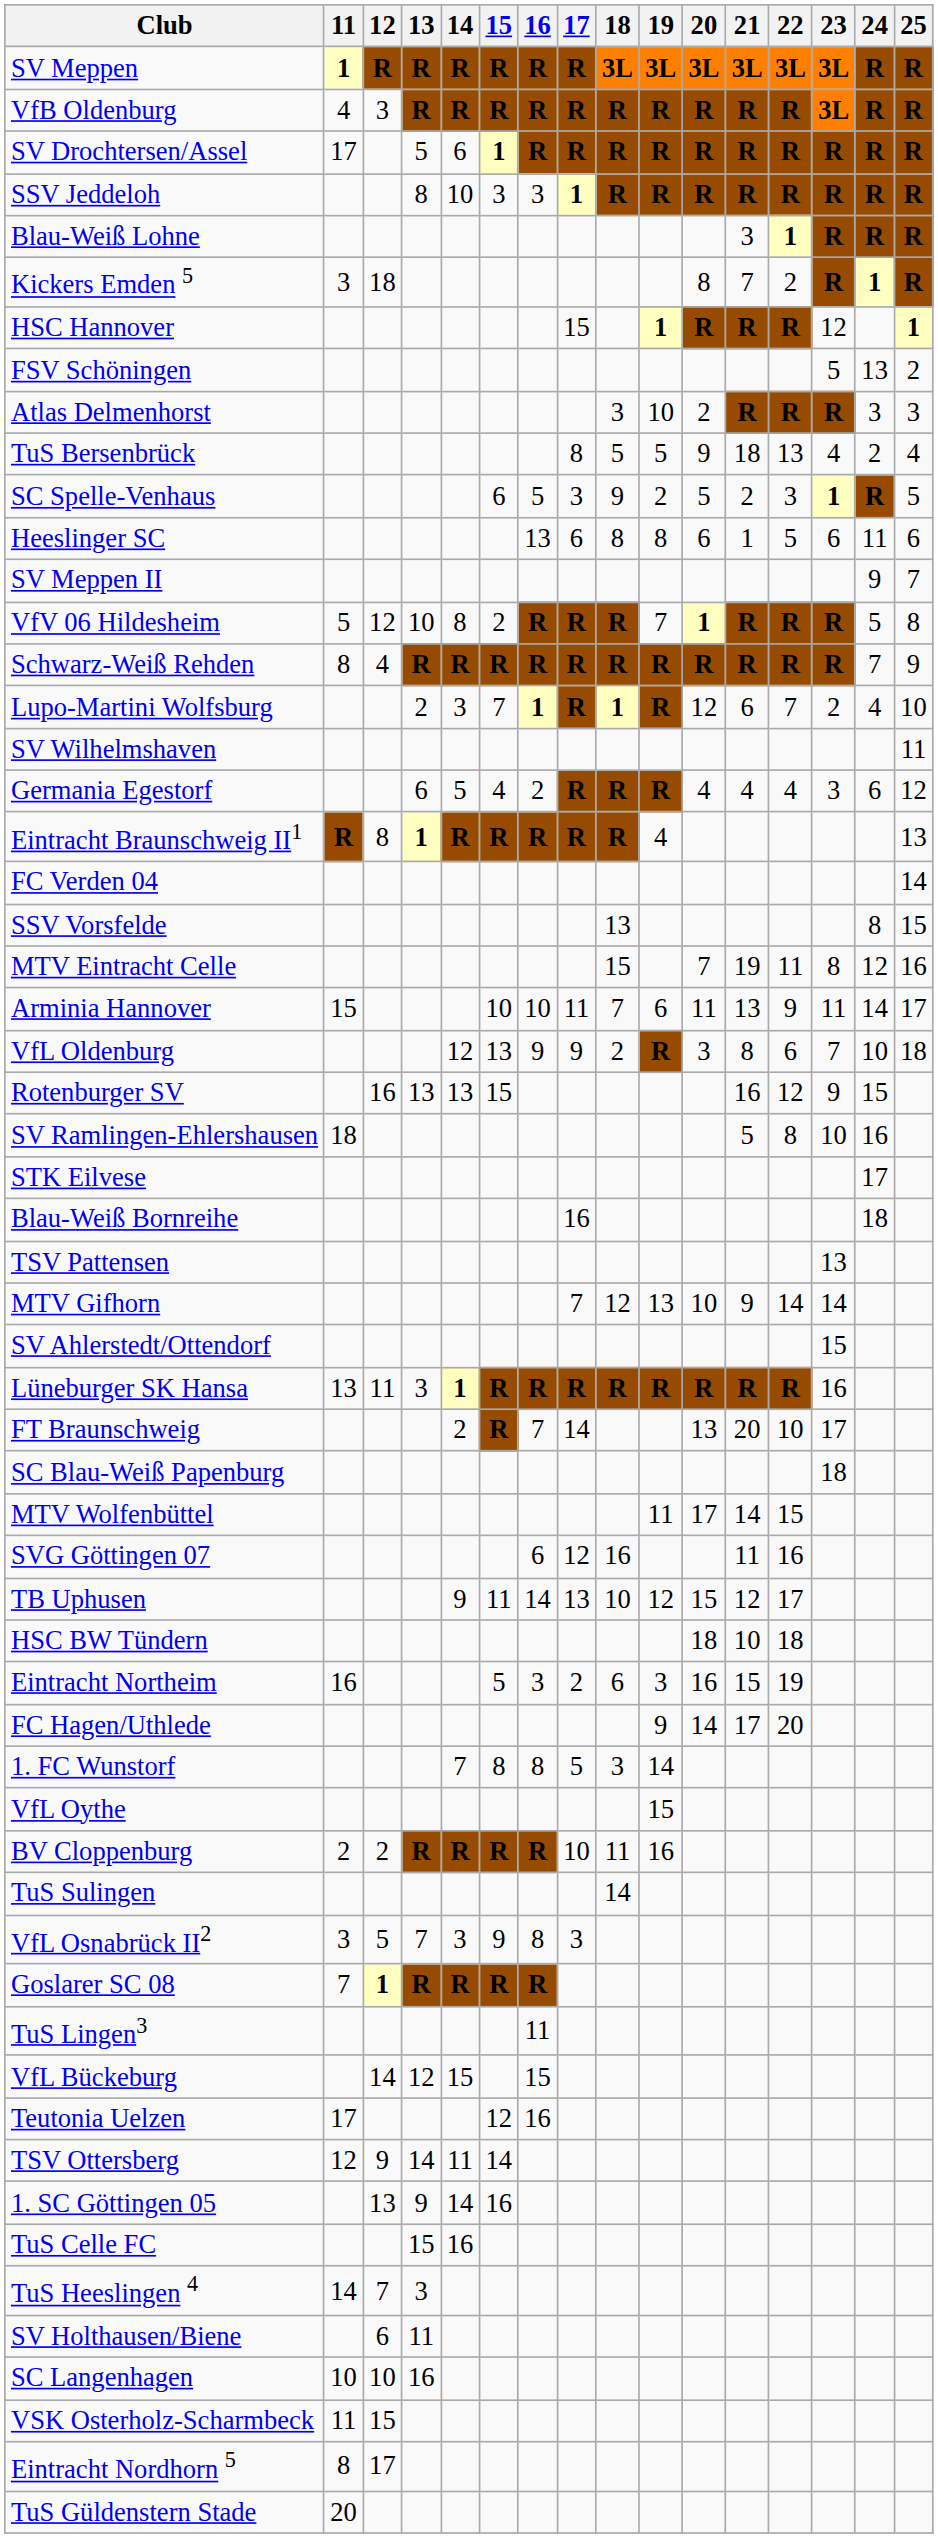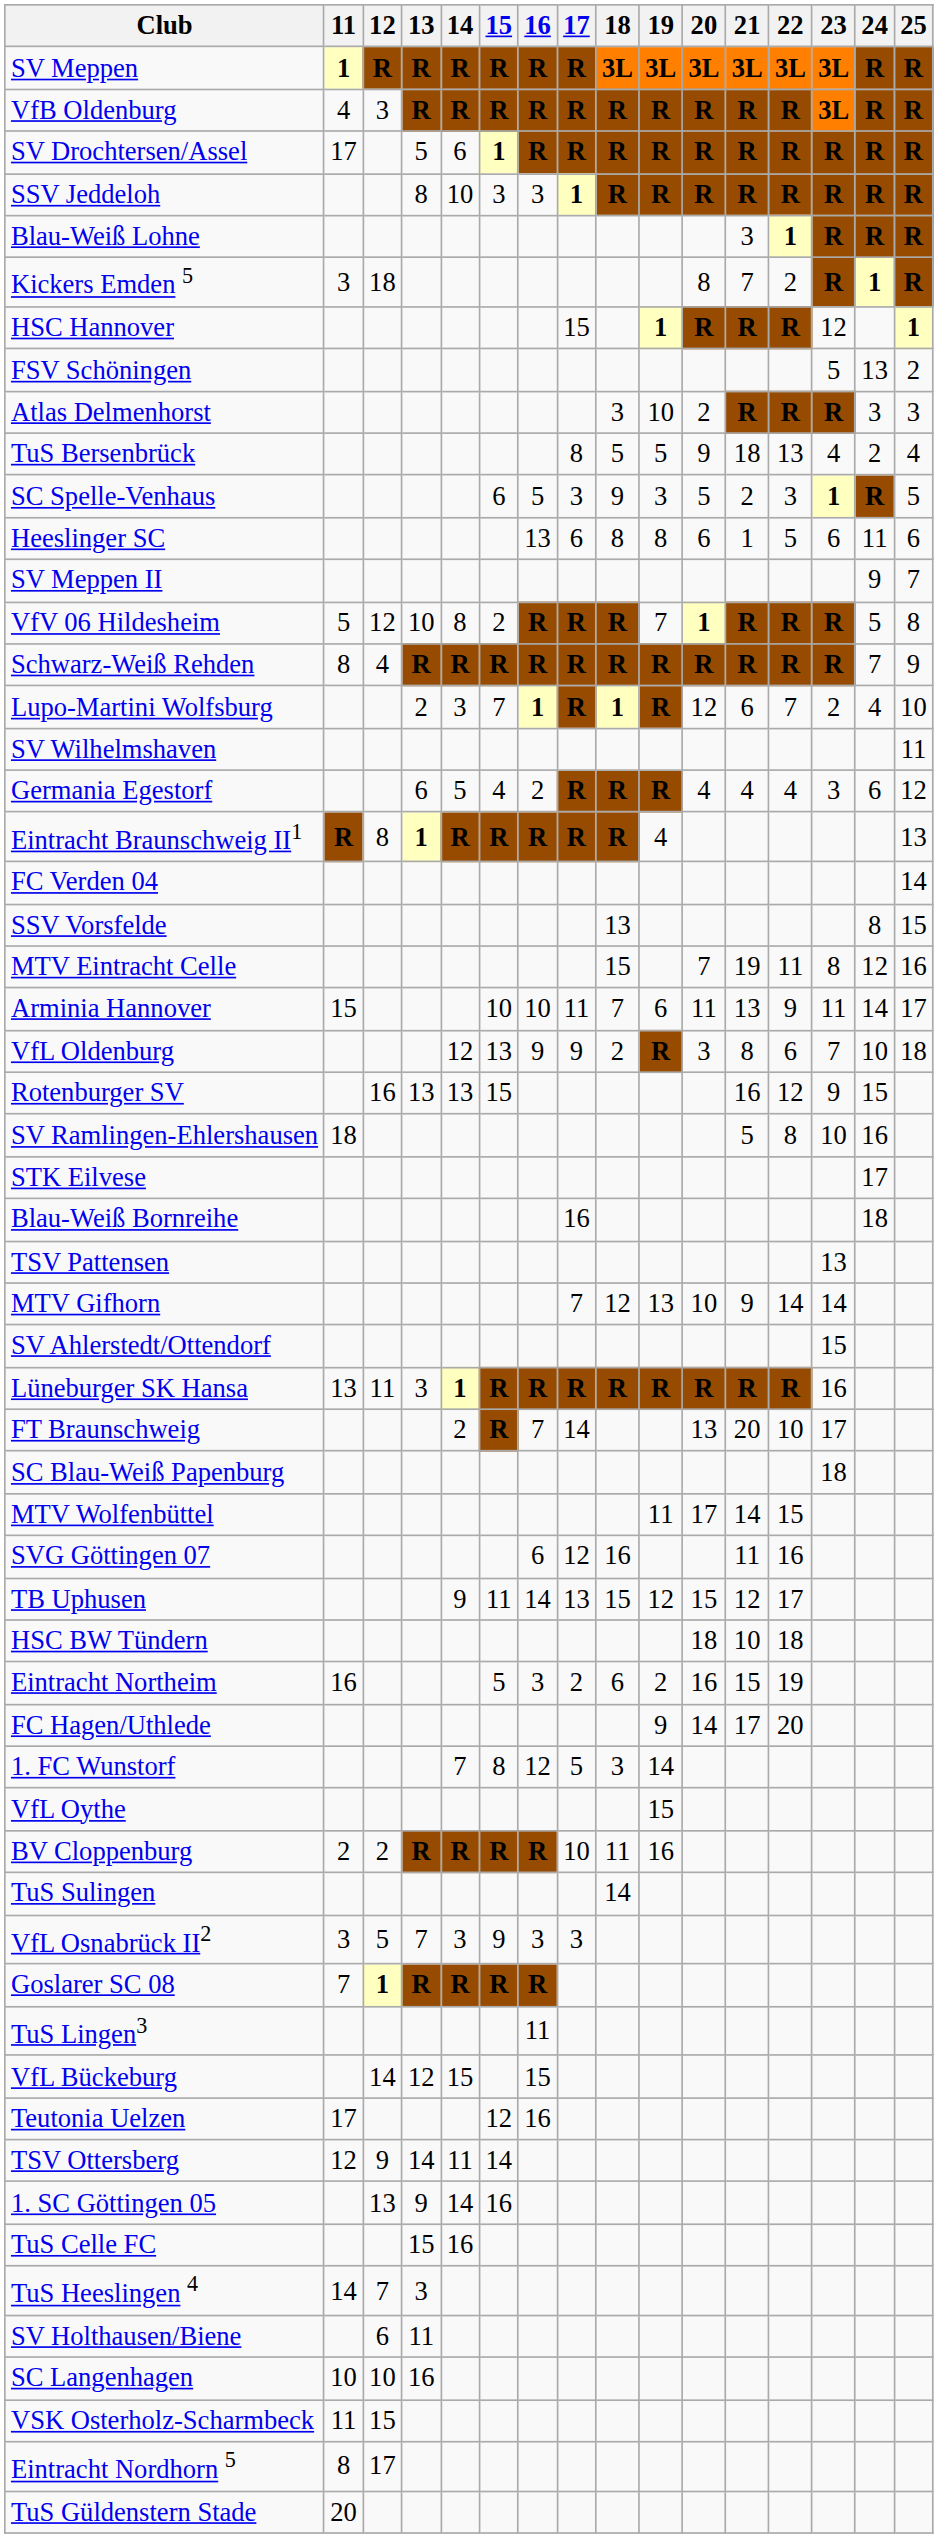(661, 496) 2 -> (661, 496) 3
(617, 1598) 10 -> (617, 1598) 15
(661, 1682) 3 -> (661, 1682) 2
(538, 1766) 8 -> (538, 1766) 12
(538, 1939) 8 -> (538, 1939) 3
